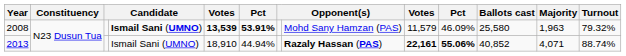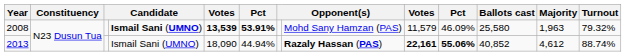(222, 43) 18,910 -> (222, 43) 18,090
(552, 43) 4,071 -> (552, 43) 4,612
